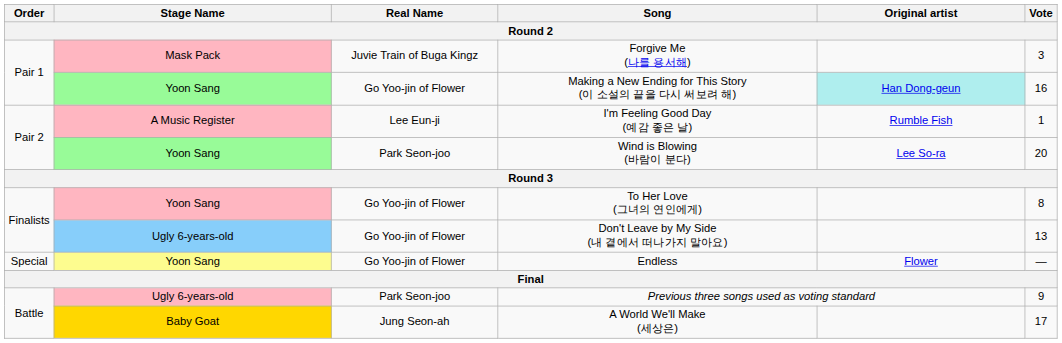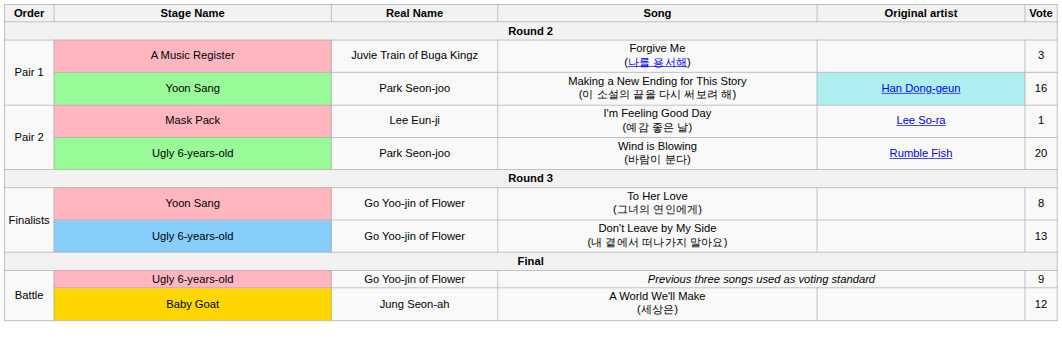(193, 56) Mask Pack -> (193, 56) A Music Register
(415, 88) Go Yoo-jin of Flower -> (415, 88) Park Seon-joo
(193, 121) A Music Register -> (193, 121) Mask Pack
(921, 121) Rumble Fish -> (921, 121) Lee So-ra
(193, 153) Yoon Sang -> (193, 153) Ugly 6-years-old
(921, 153) Lee So-ra -> (921, 153) Rumble Fish
- row: (657, 261)
(415, 296) Park Seon-joo -> (415, 279) Go Yoo-jin of Flower
(1041, 322) 17 -> (1041, 304) 12
